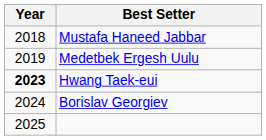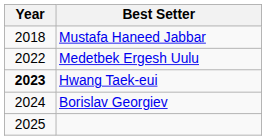(30, 59) 2019 -> (30, 59) 2022
